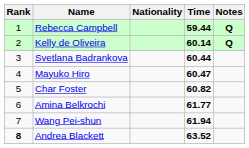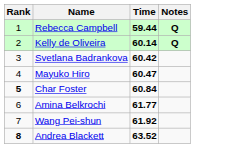- column: (157, 12)
(199, 58) 60.44 -> (144, 58) 60.42
(18, 89) normal -> (18, 89) bold
(199, 89) 60.82 -> (144, 89) 60.84
(199, 120) 61.94 -> (144, 120) 61.92
